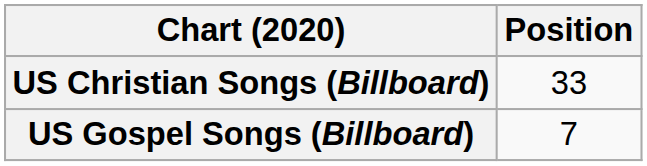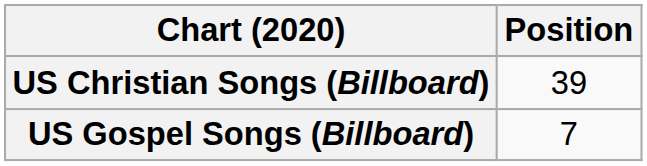(569, 82) 33 -> (569, 82) 39
